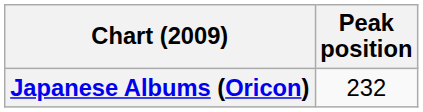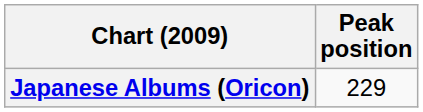(366, 87) 232 -> (366, 87) 229
